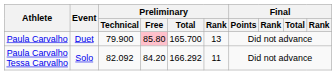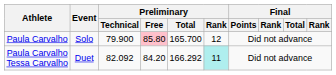(84, 39) Duet -> (84, 39) Solo
(216, 39) 13 -> (216, 39) 12
(84, 58) Solo -> (84, 58) Duet
(216, 58) no background -> (216, 58) paleturquoise background
